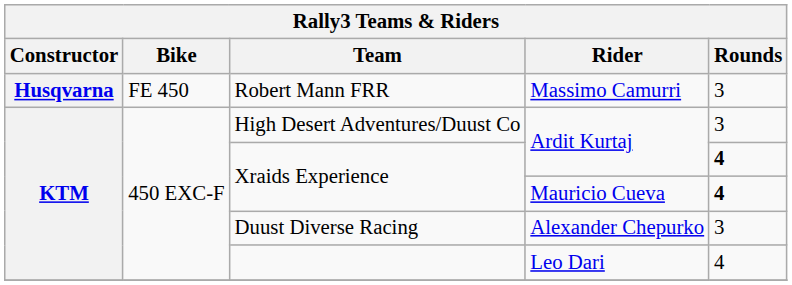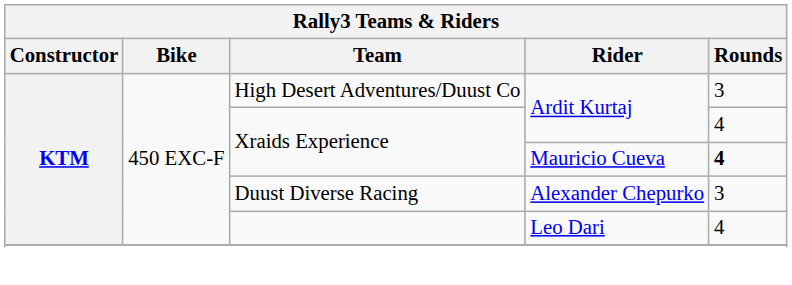- row: (312, 89)
(719, 158) bold -> (719, 124) normal
